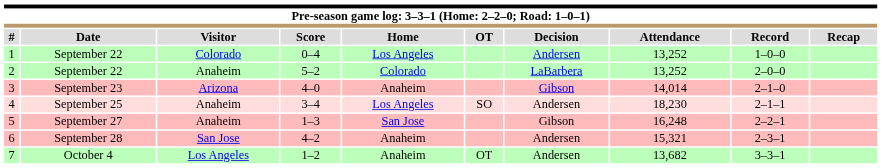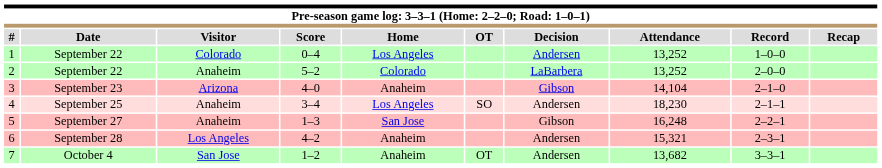(670, 87) 14,014 -> (670, 87) 14,104
(218, 138) San Jose -> (218, 138) Los Angeles
(218, 155) Los Angeles -> (218, 155) San Jose
